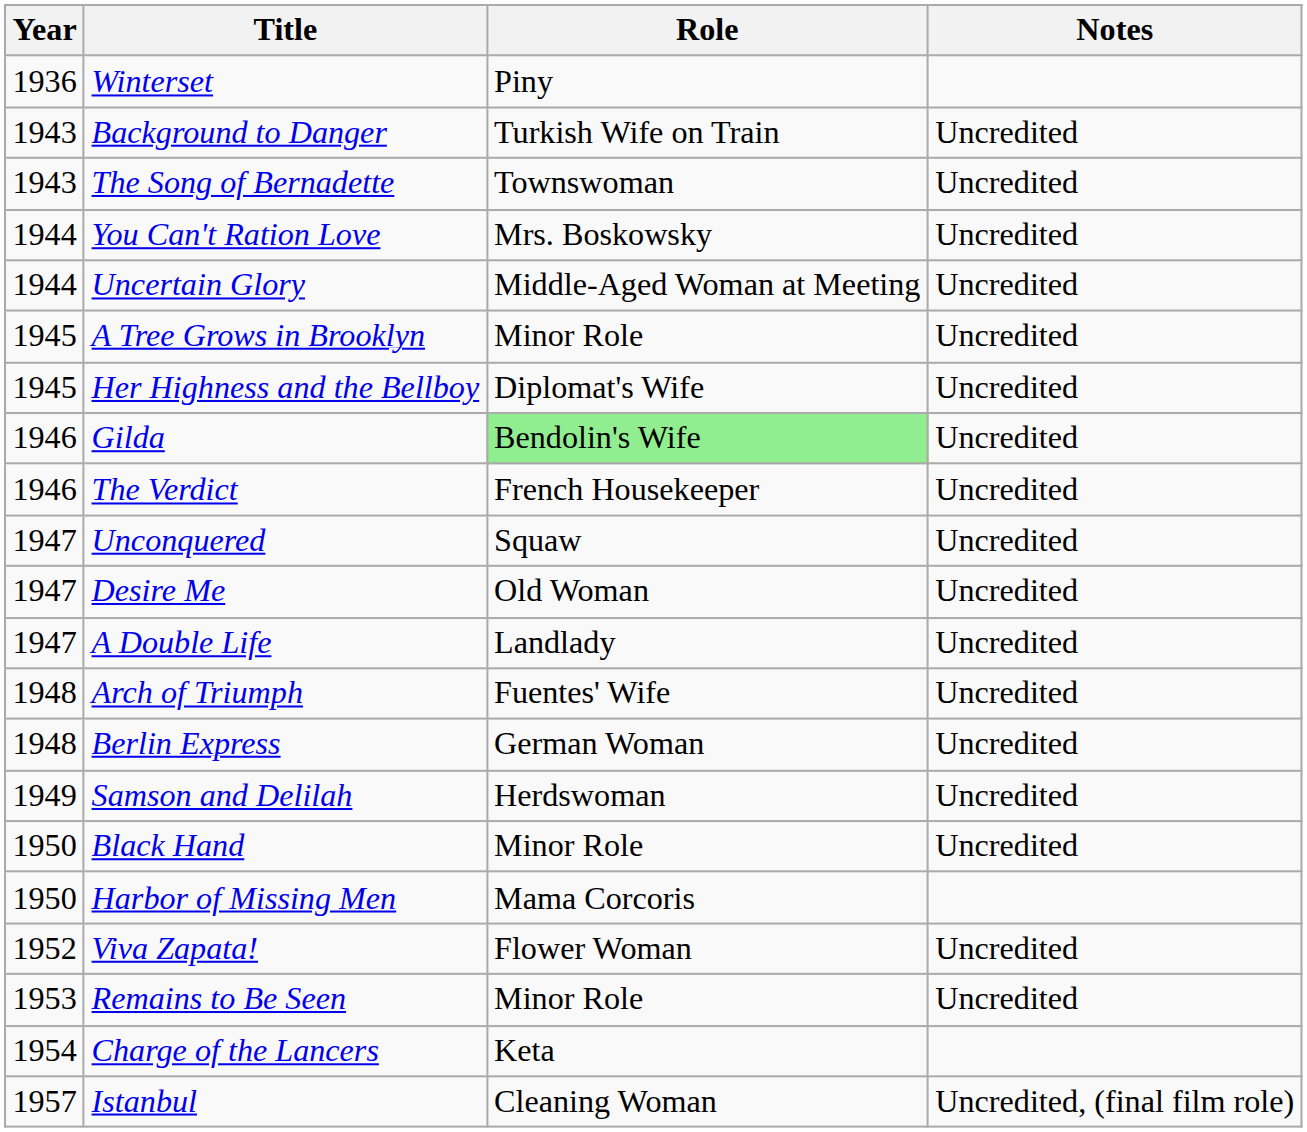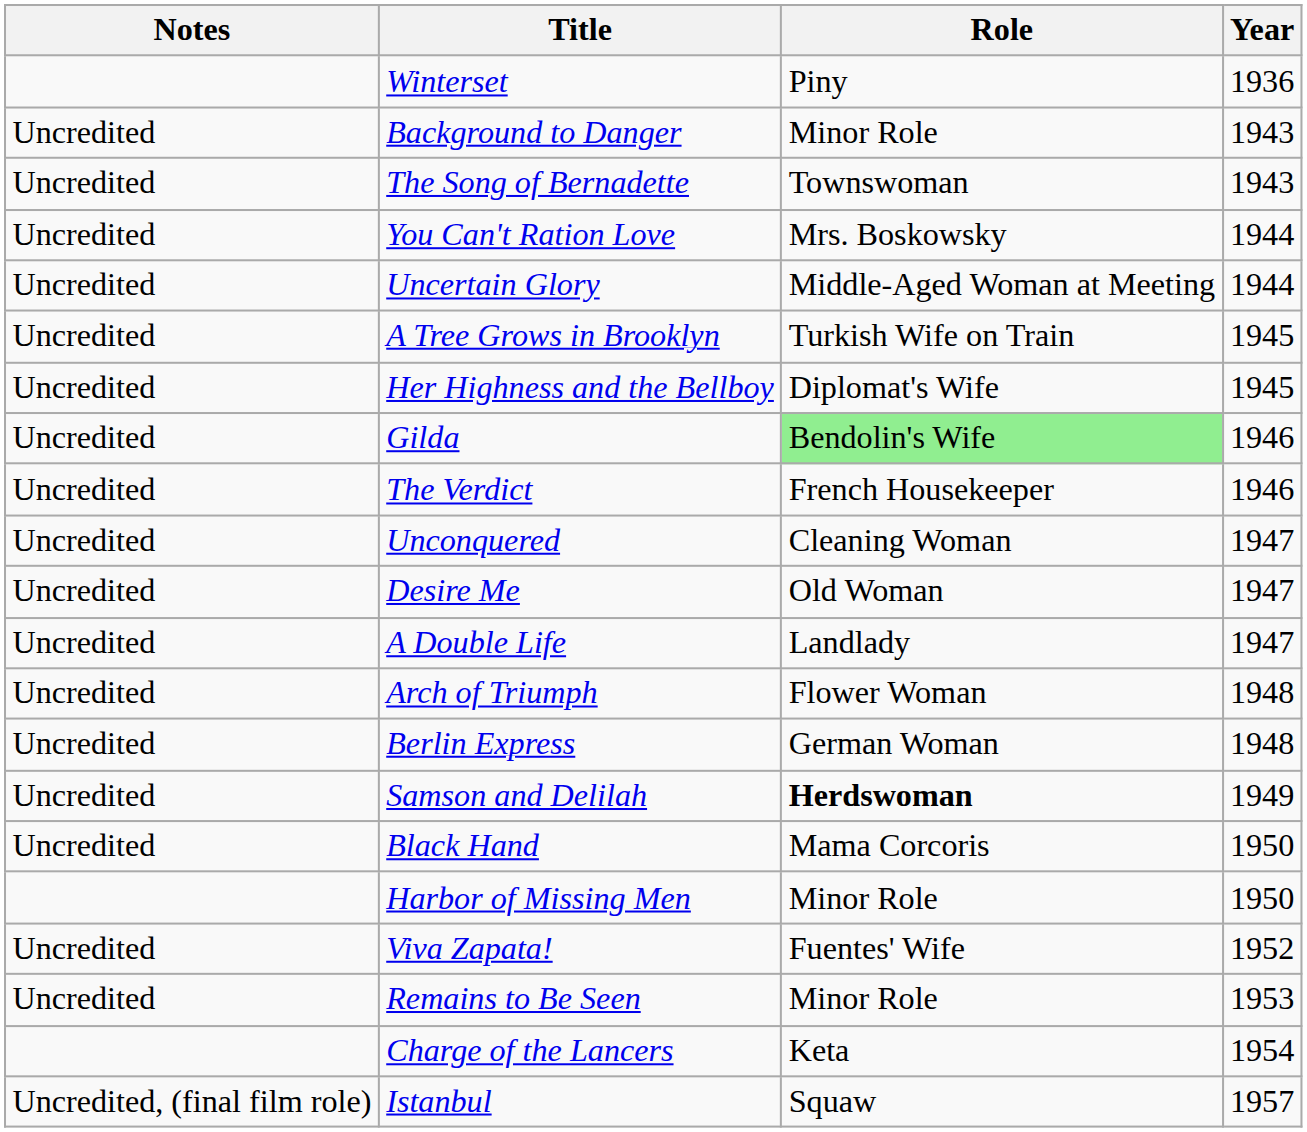columns swapped: (45, 30) <-> (1115, 30)
(637, 132) Turkish Wife on Train -> (863, 132) Minor Role
(569, 336) Minor Role -> (931, 336) Turkish Wife on Train
(538, 540) Squaw -> (900, 540) Cleaning Woman
(582, 693) Fuentes' Wife -> (888, 693) Flower Woman
(580, 795) normal -> (881, 795) bold
(569, 846) Minor Role -> (889, 846) Mama Corcoris
(595, 897) Mama Corcoris -> (863, 897) Minor Role
(593, 948) Flower Woman -> (877, 948) Fuentes' Wife
(605, 1101) Cleaning Woman -> (832, 1101) Squaw
